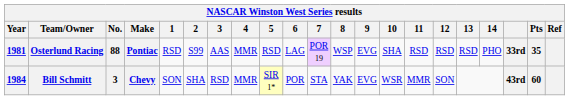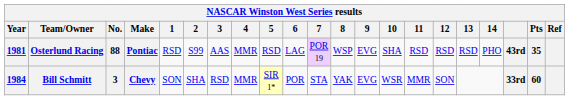(516, 52) 33rd -> (516, 52) 43rd
(516, 80) 43rd -> (516, 80) 33rd
